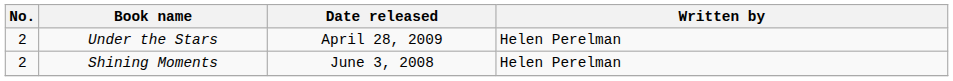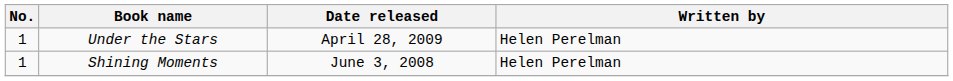(22, 40) 2 -> (22, 40) 1
(22, 63) 2 -> (22, 63) 1
